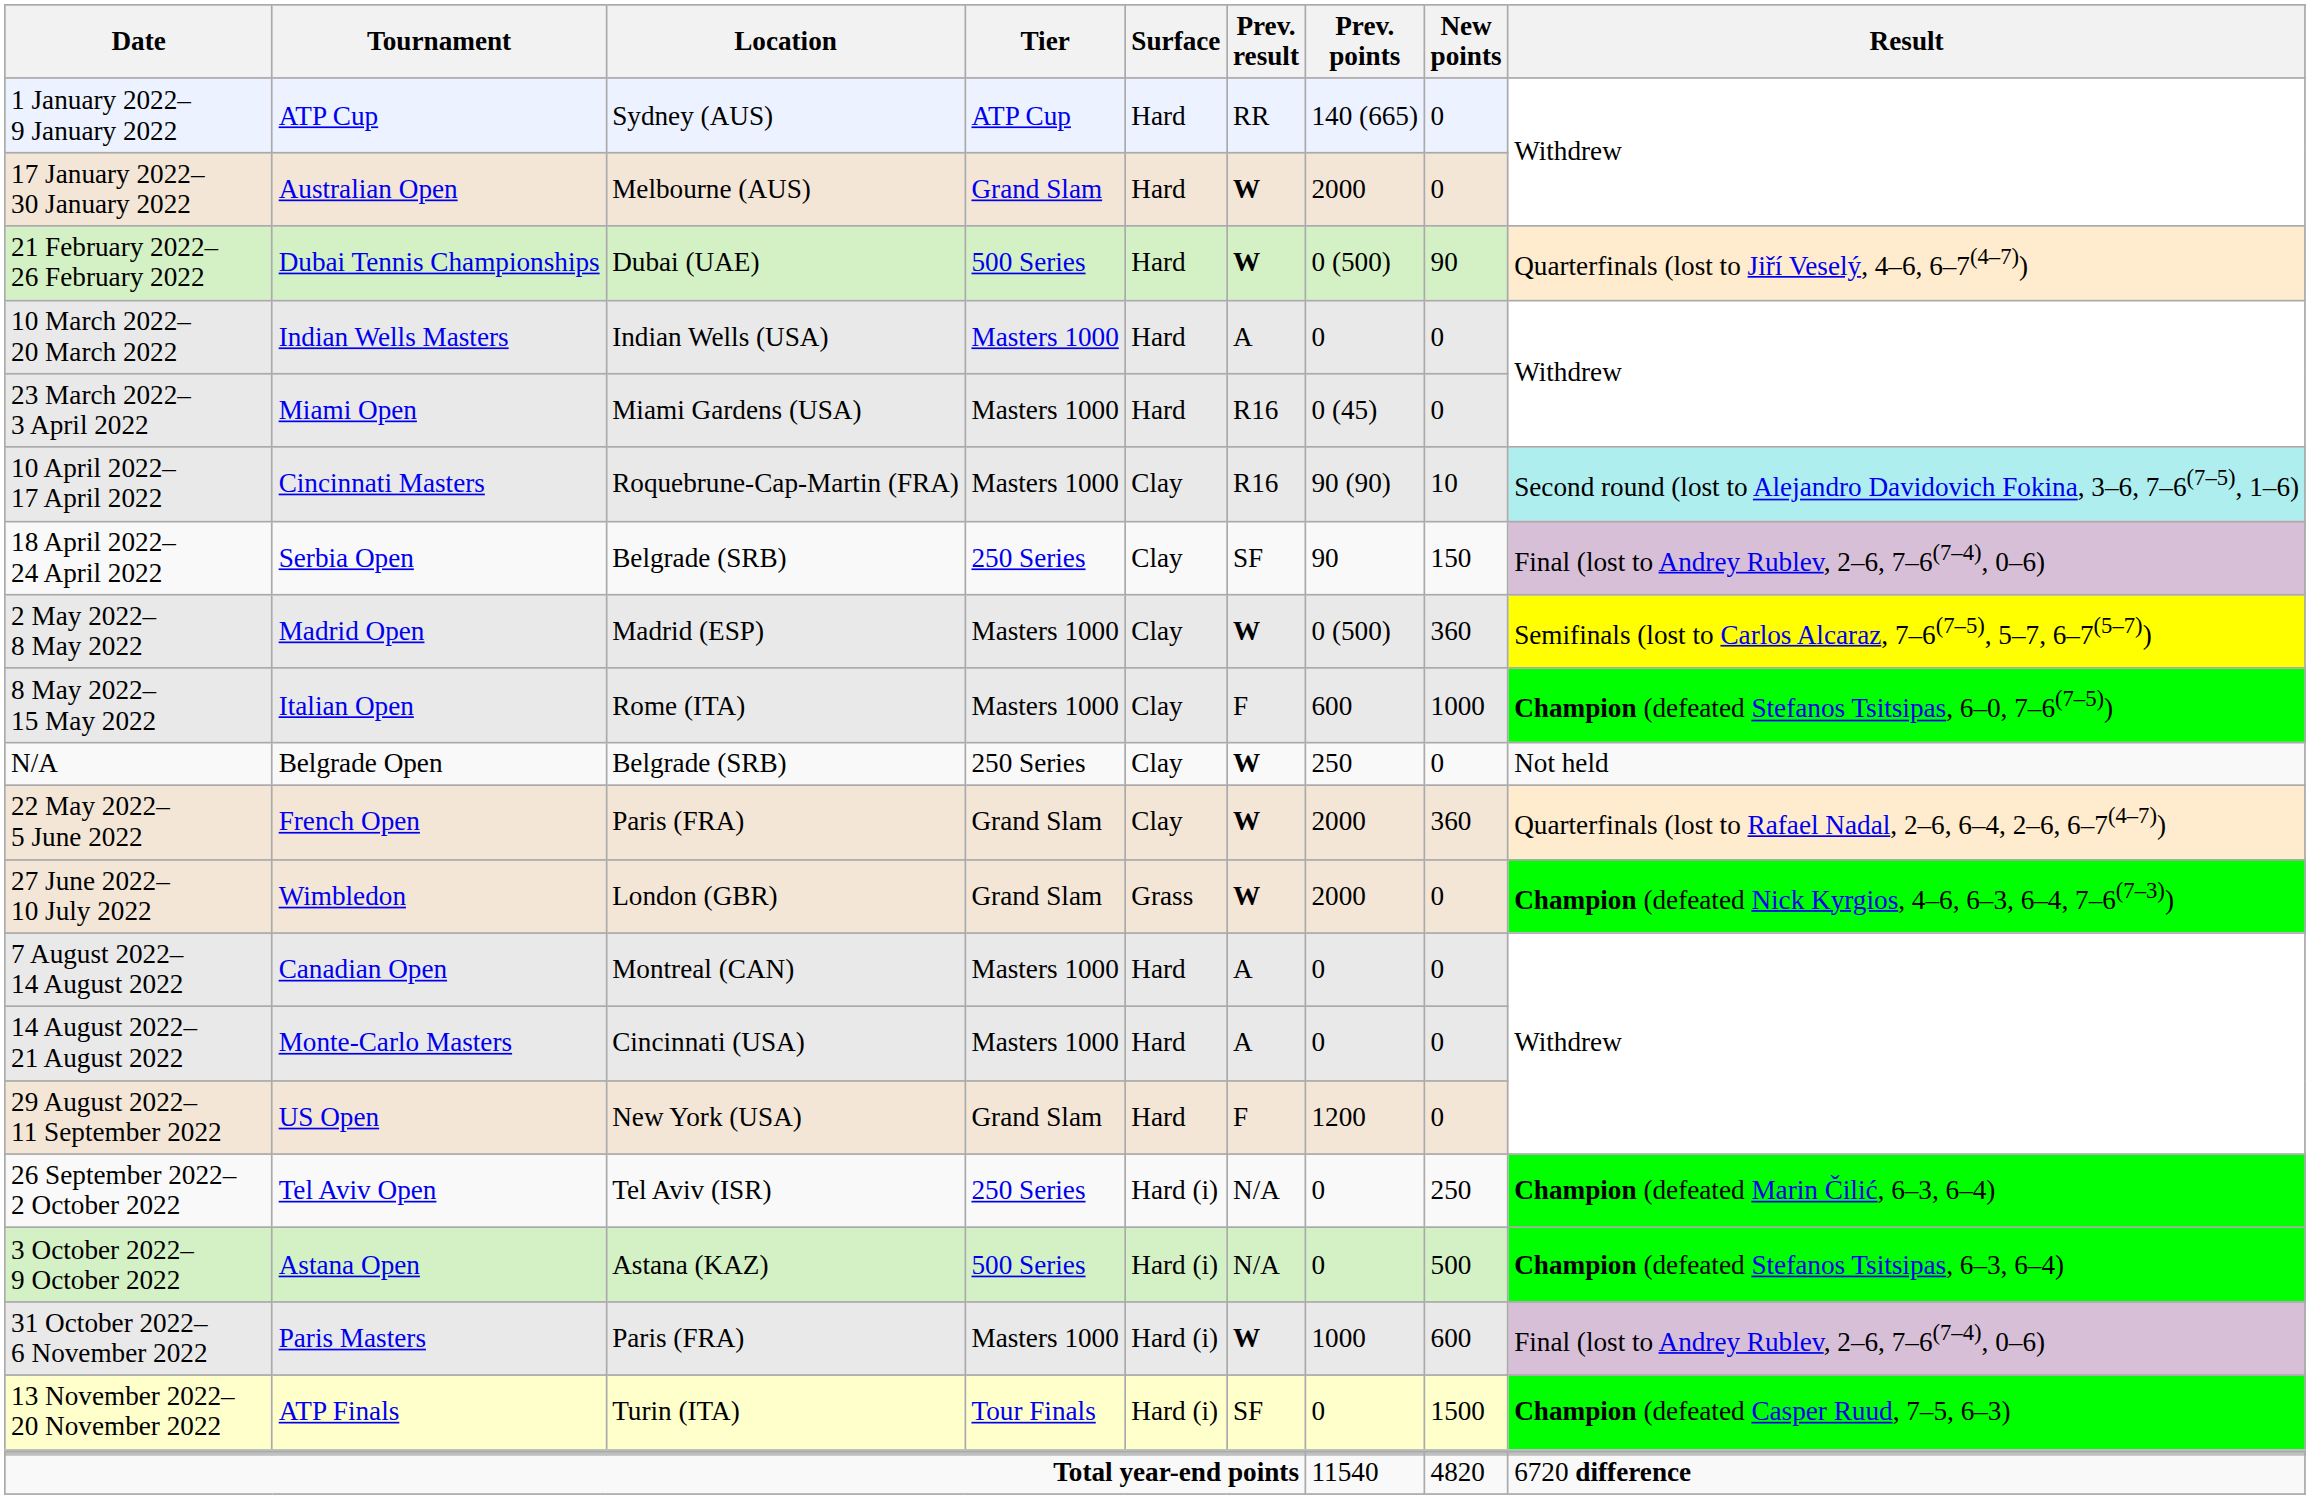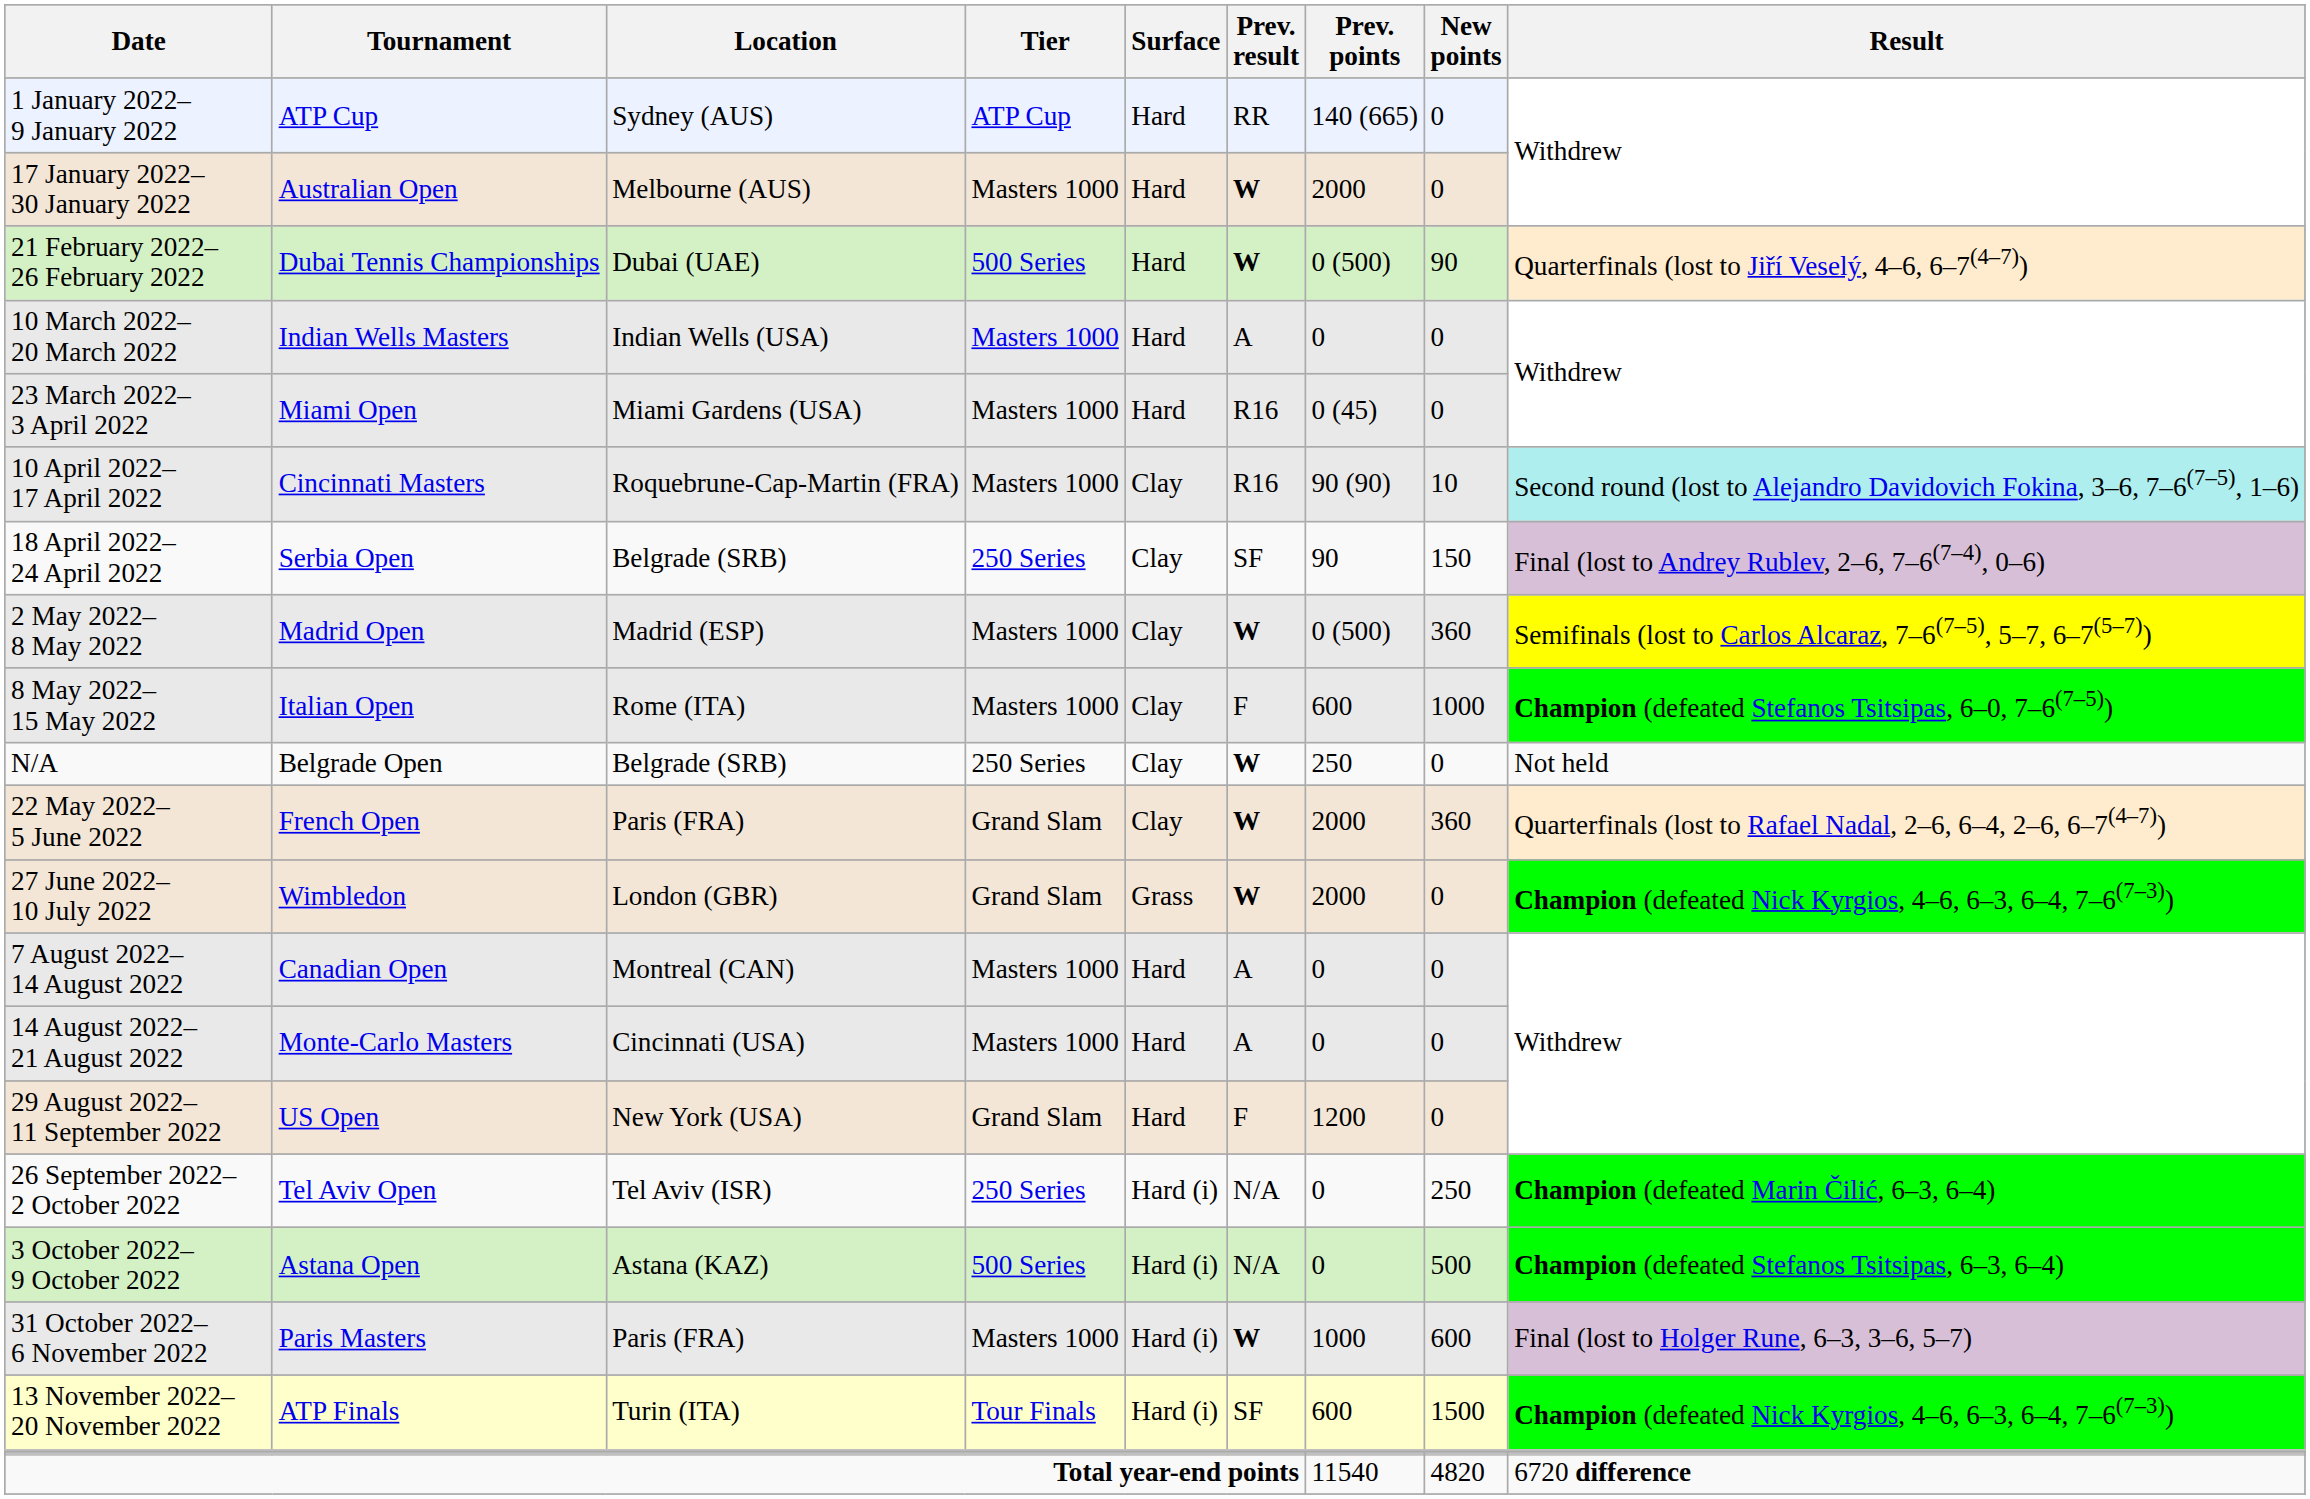(1037, 188) Grand Slam -> (1045, 188) Masters 1000
(1780, 1338) Final (lost to Andrey Rublev, 2–6, 7–6(7–4), 0–6) -> (1743, 1338) Final (lost to Holger Rune, 6–3, 3–6, 5–7)
(1318, 1411) 0 -> (1332, 1411) 600
(1762, 1411) Champion (defeated Casper Ruud, 7–5, 6–3) -> (1844, 1411) Champion (defeated Nick Kyrgios, 4–6, 6–3, 6–4, 7–6(7–3))
